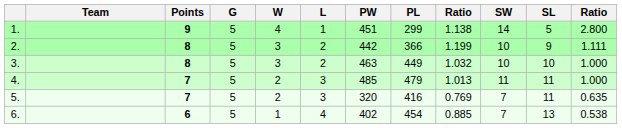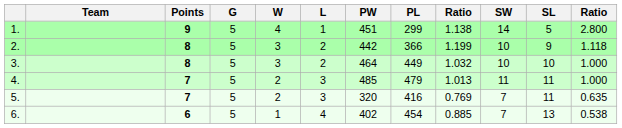(594, 47) 1.111 -> (594, 47) 1.118
(368, 64) 463 -> (368, 64) 464
